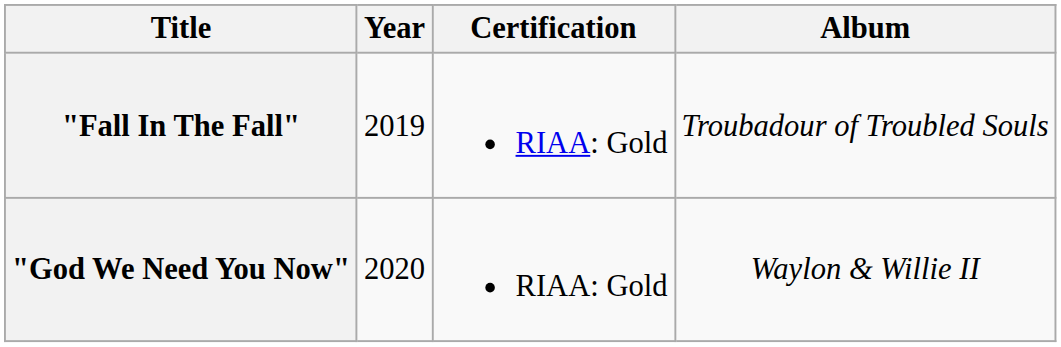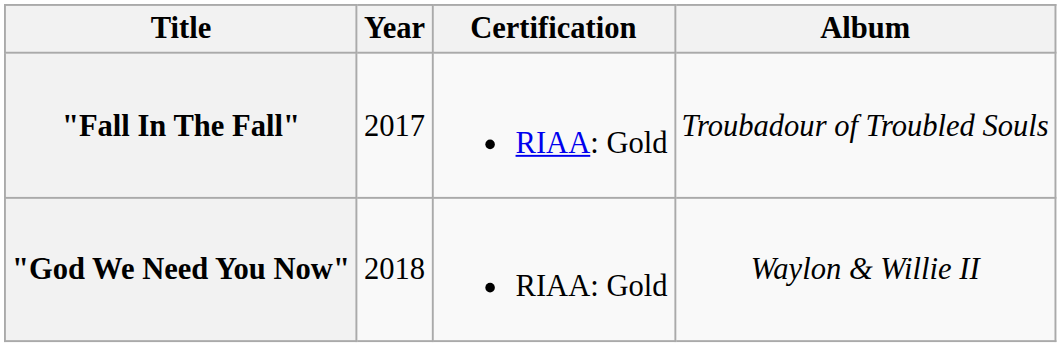(395, 124) 2019 -> (395, 124) 2017
(395, 268) 2020 -> (395, 268) 2018
